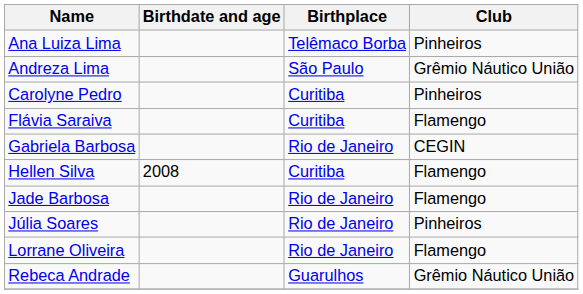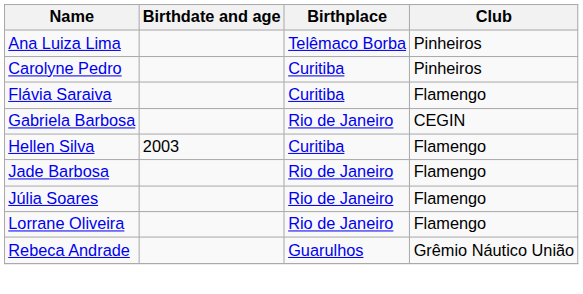- row: (59, 69)
(161, 172) 2008 -> (161, 146) 2003
(448, 224) Pinheiros -> (450, 198) Flamengo
